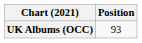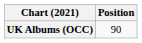(116, 29) 93 -> (116, 29) 90
